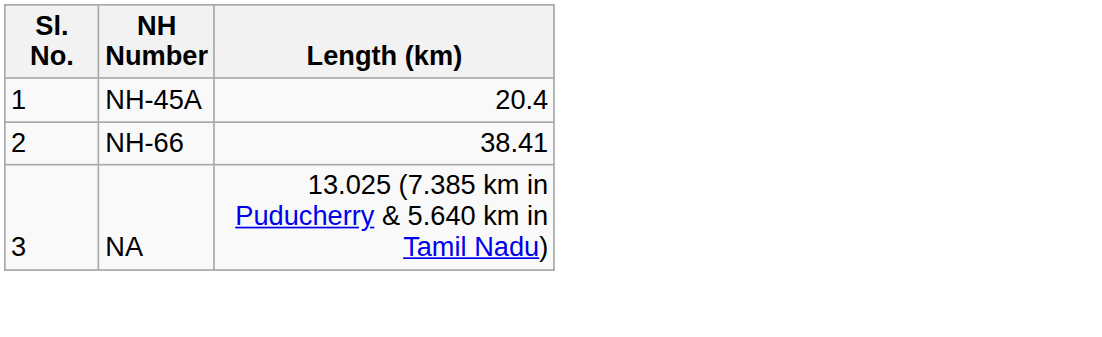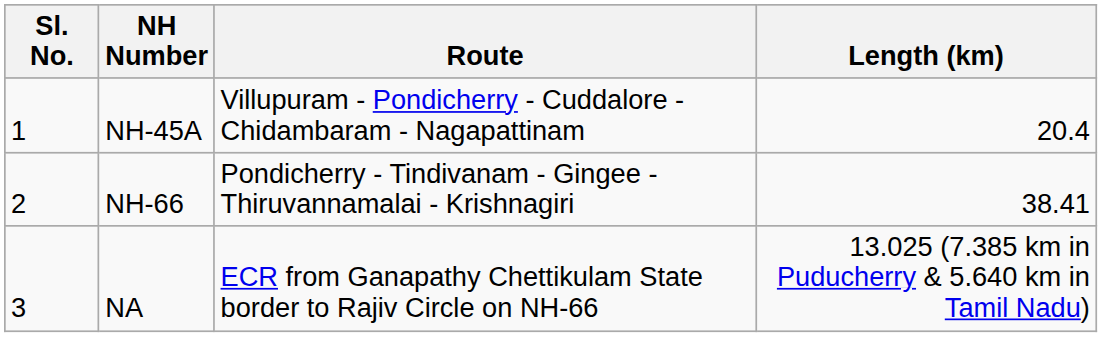+ column: (485, 56)
